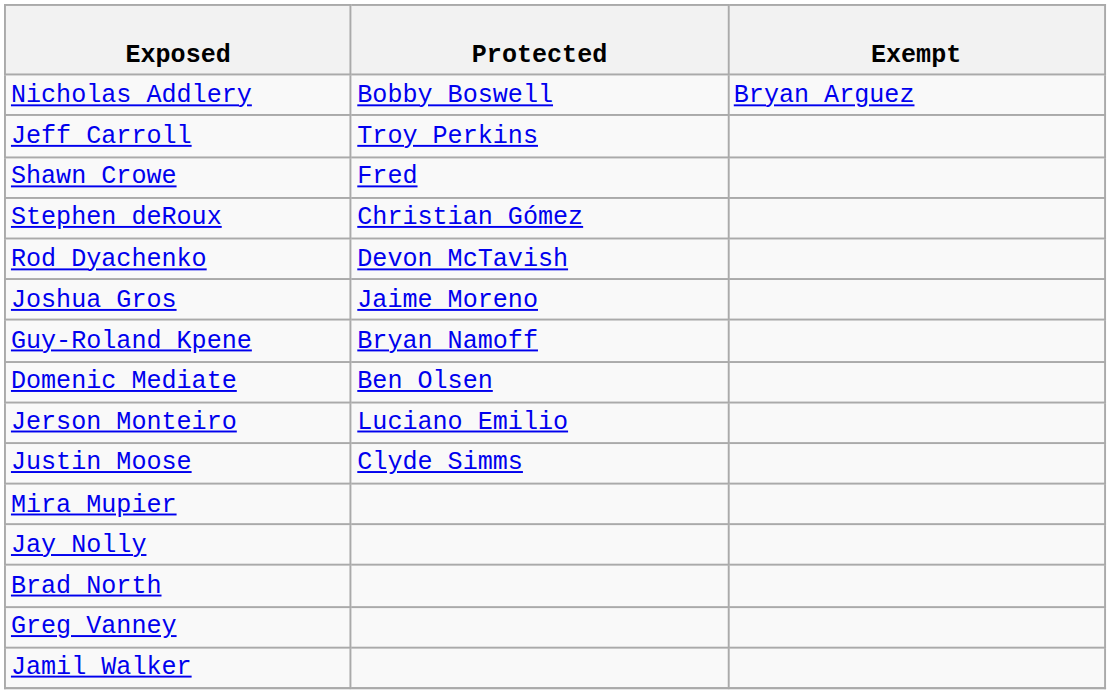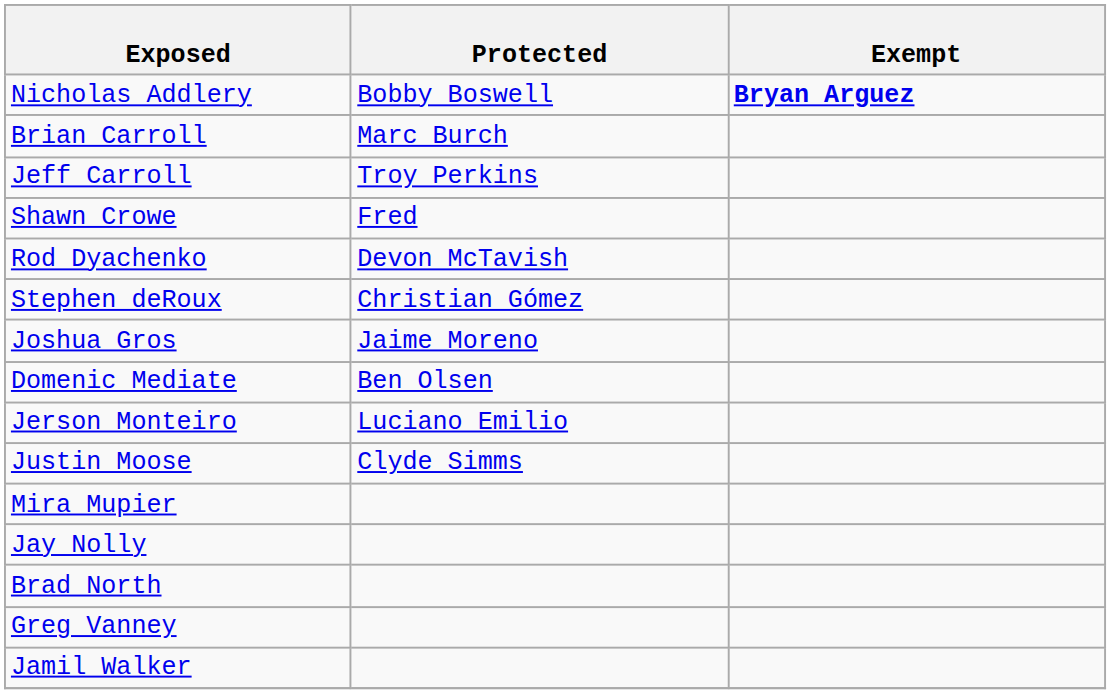(824, 95) normal -> (824, 95) bold
+ row: (109, 136)
rows swapped: (116, 218) <-> (109, 259)
- row: (131, 341)
